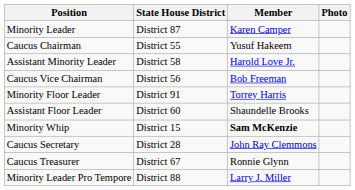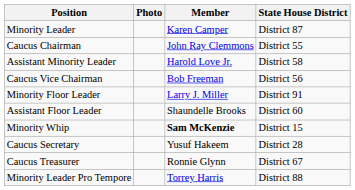columns swapped: (181, 12) <-> (334, 12)
(261, 45) Yusuf Hakeem -> (210, 45) John Ray Clemmons
(258, 95) Torrey Harris -> (197, 95) Larry J. Miller
(273, 144) John Ray Clemmons -> (198, 144) Yusuf Hakeem
(260, 177) Larry J. Miller -> (195, 177) Torrey Harris
